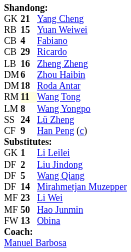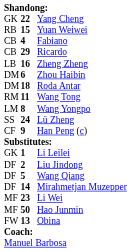(25, 19) 21 -> (25, 19) 22
(25, 97) lightyellow background -> (25, 97) no background
